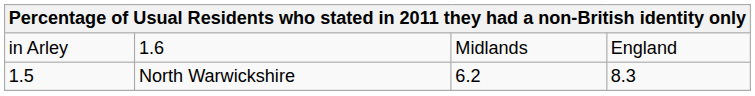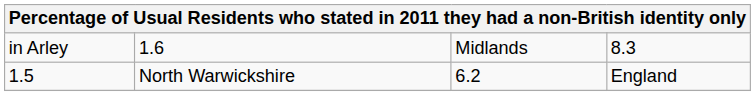(644, 47) England -> (623, 47) 8.3
(623, 76) 8.3 -> (644, 76) England
